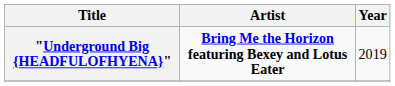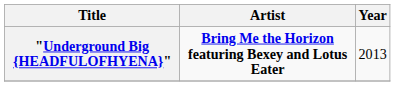(373, 53) 2019 -> (373, 53) 2013
